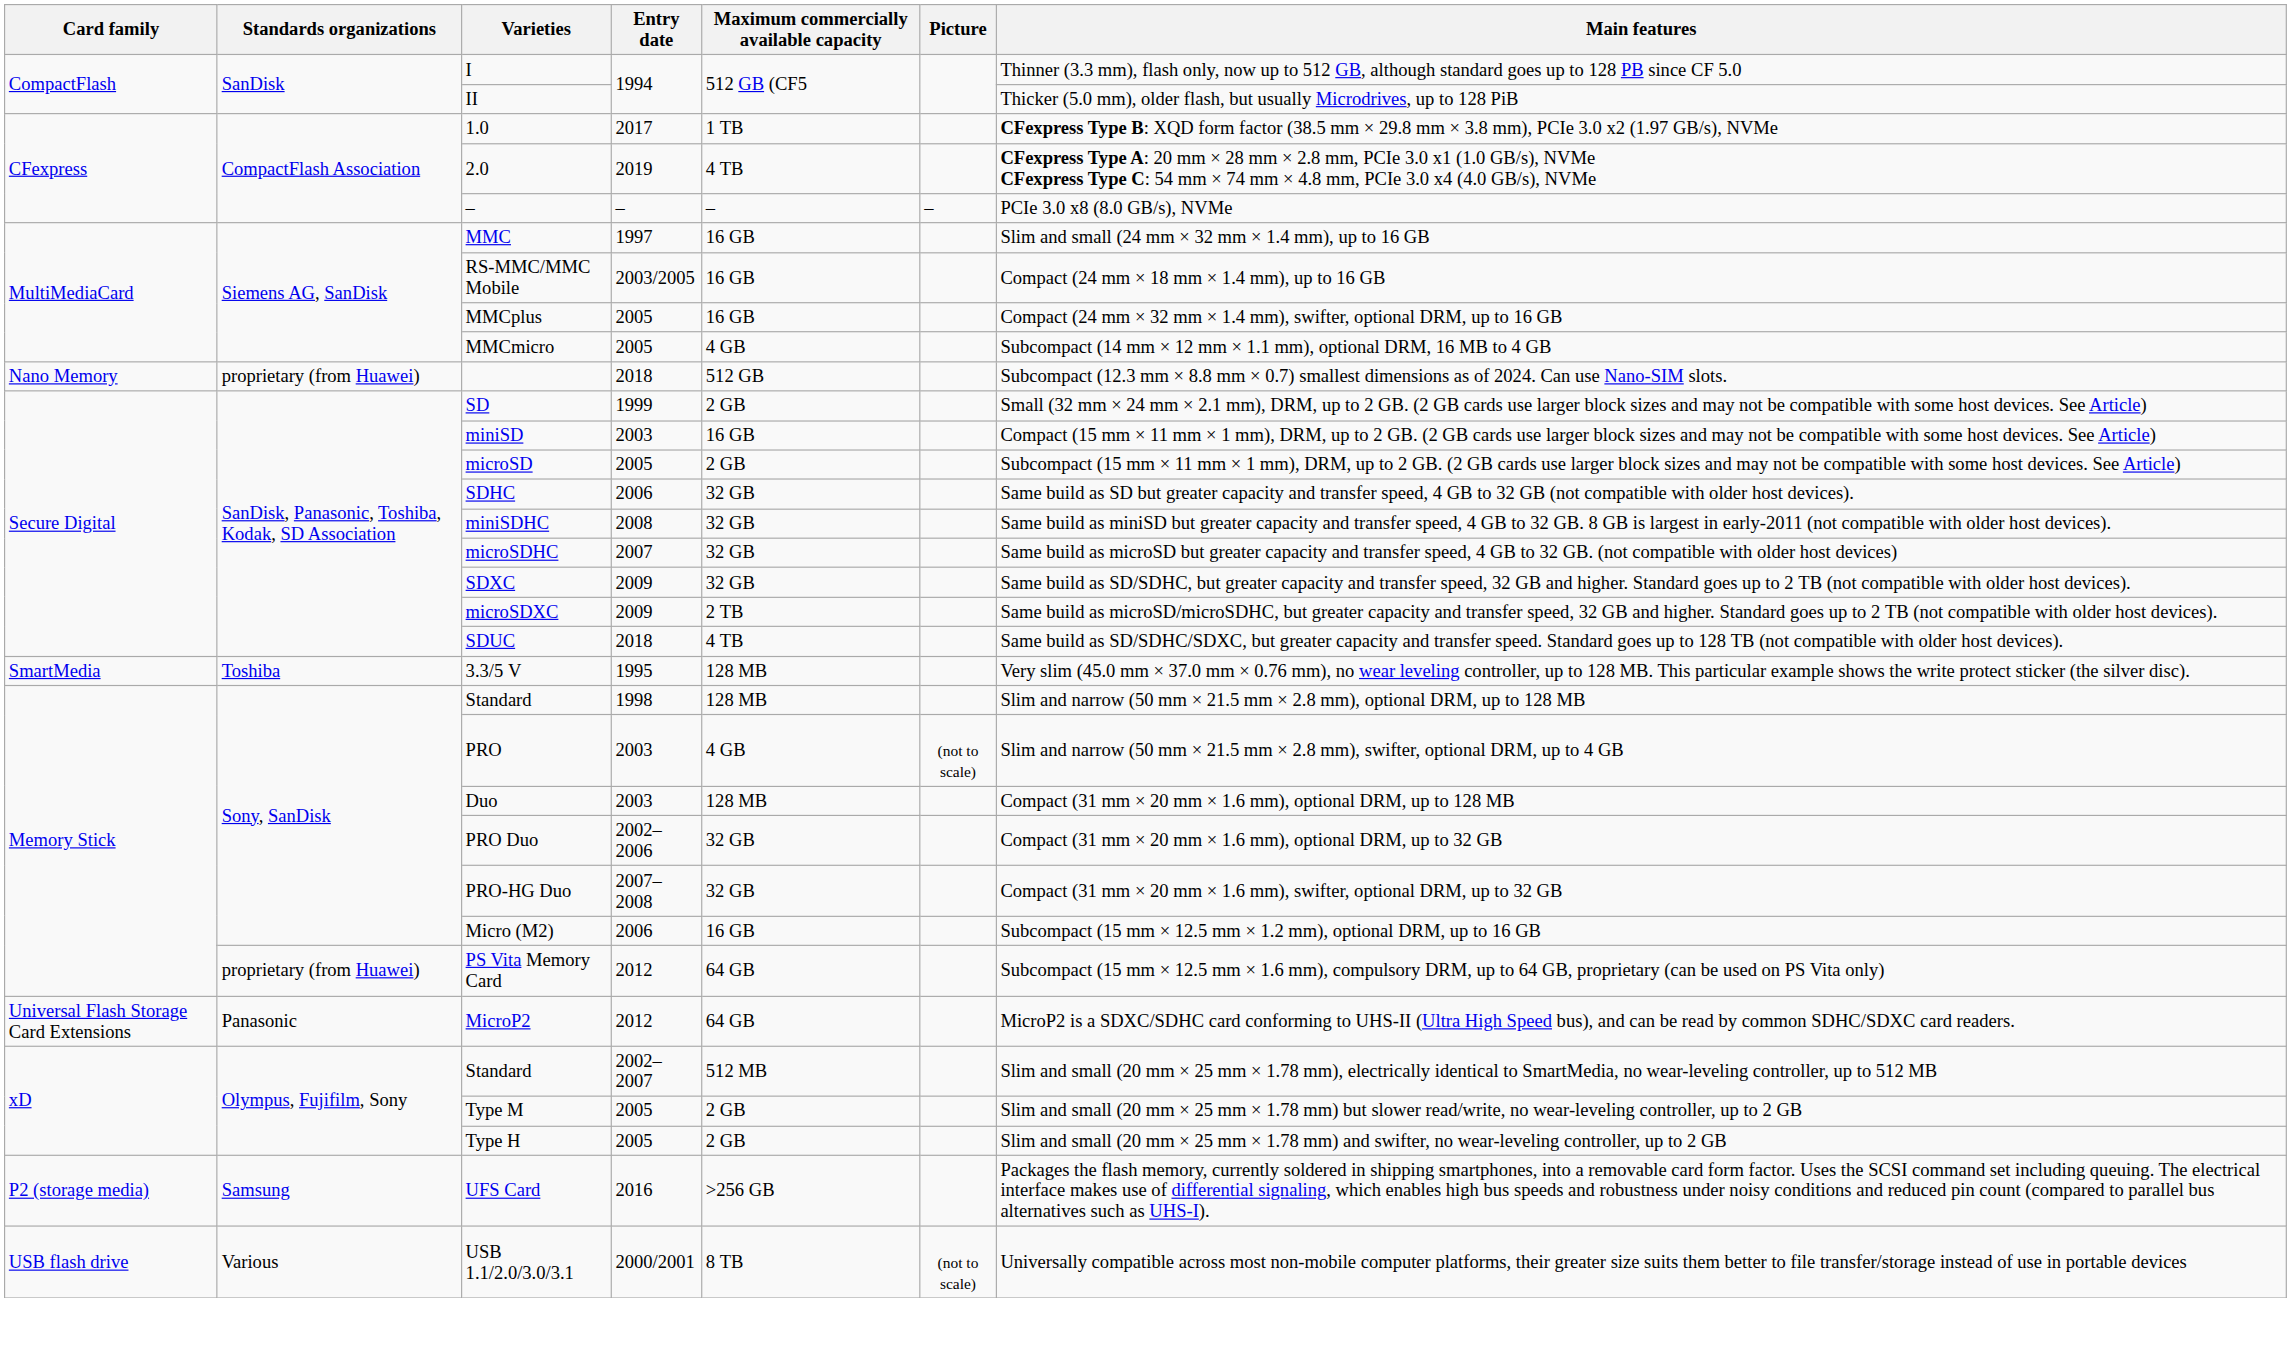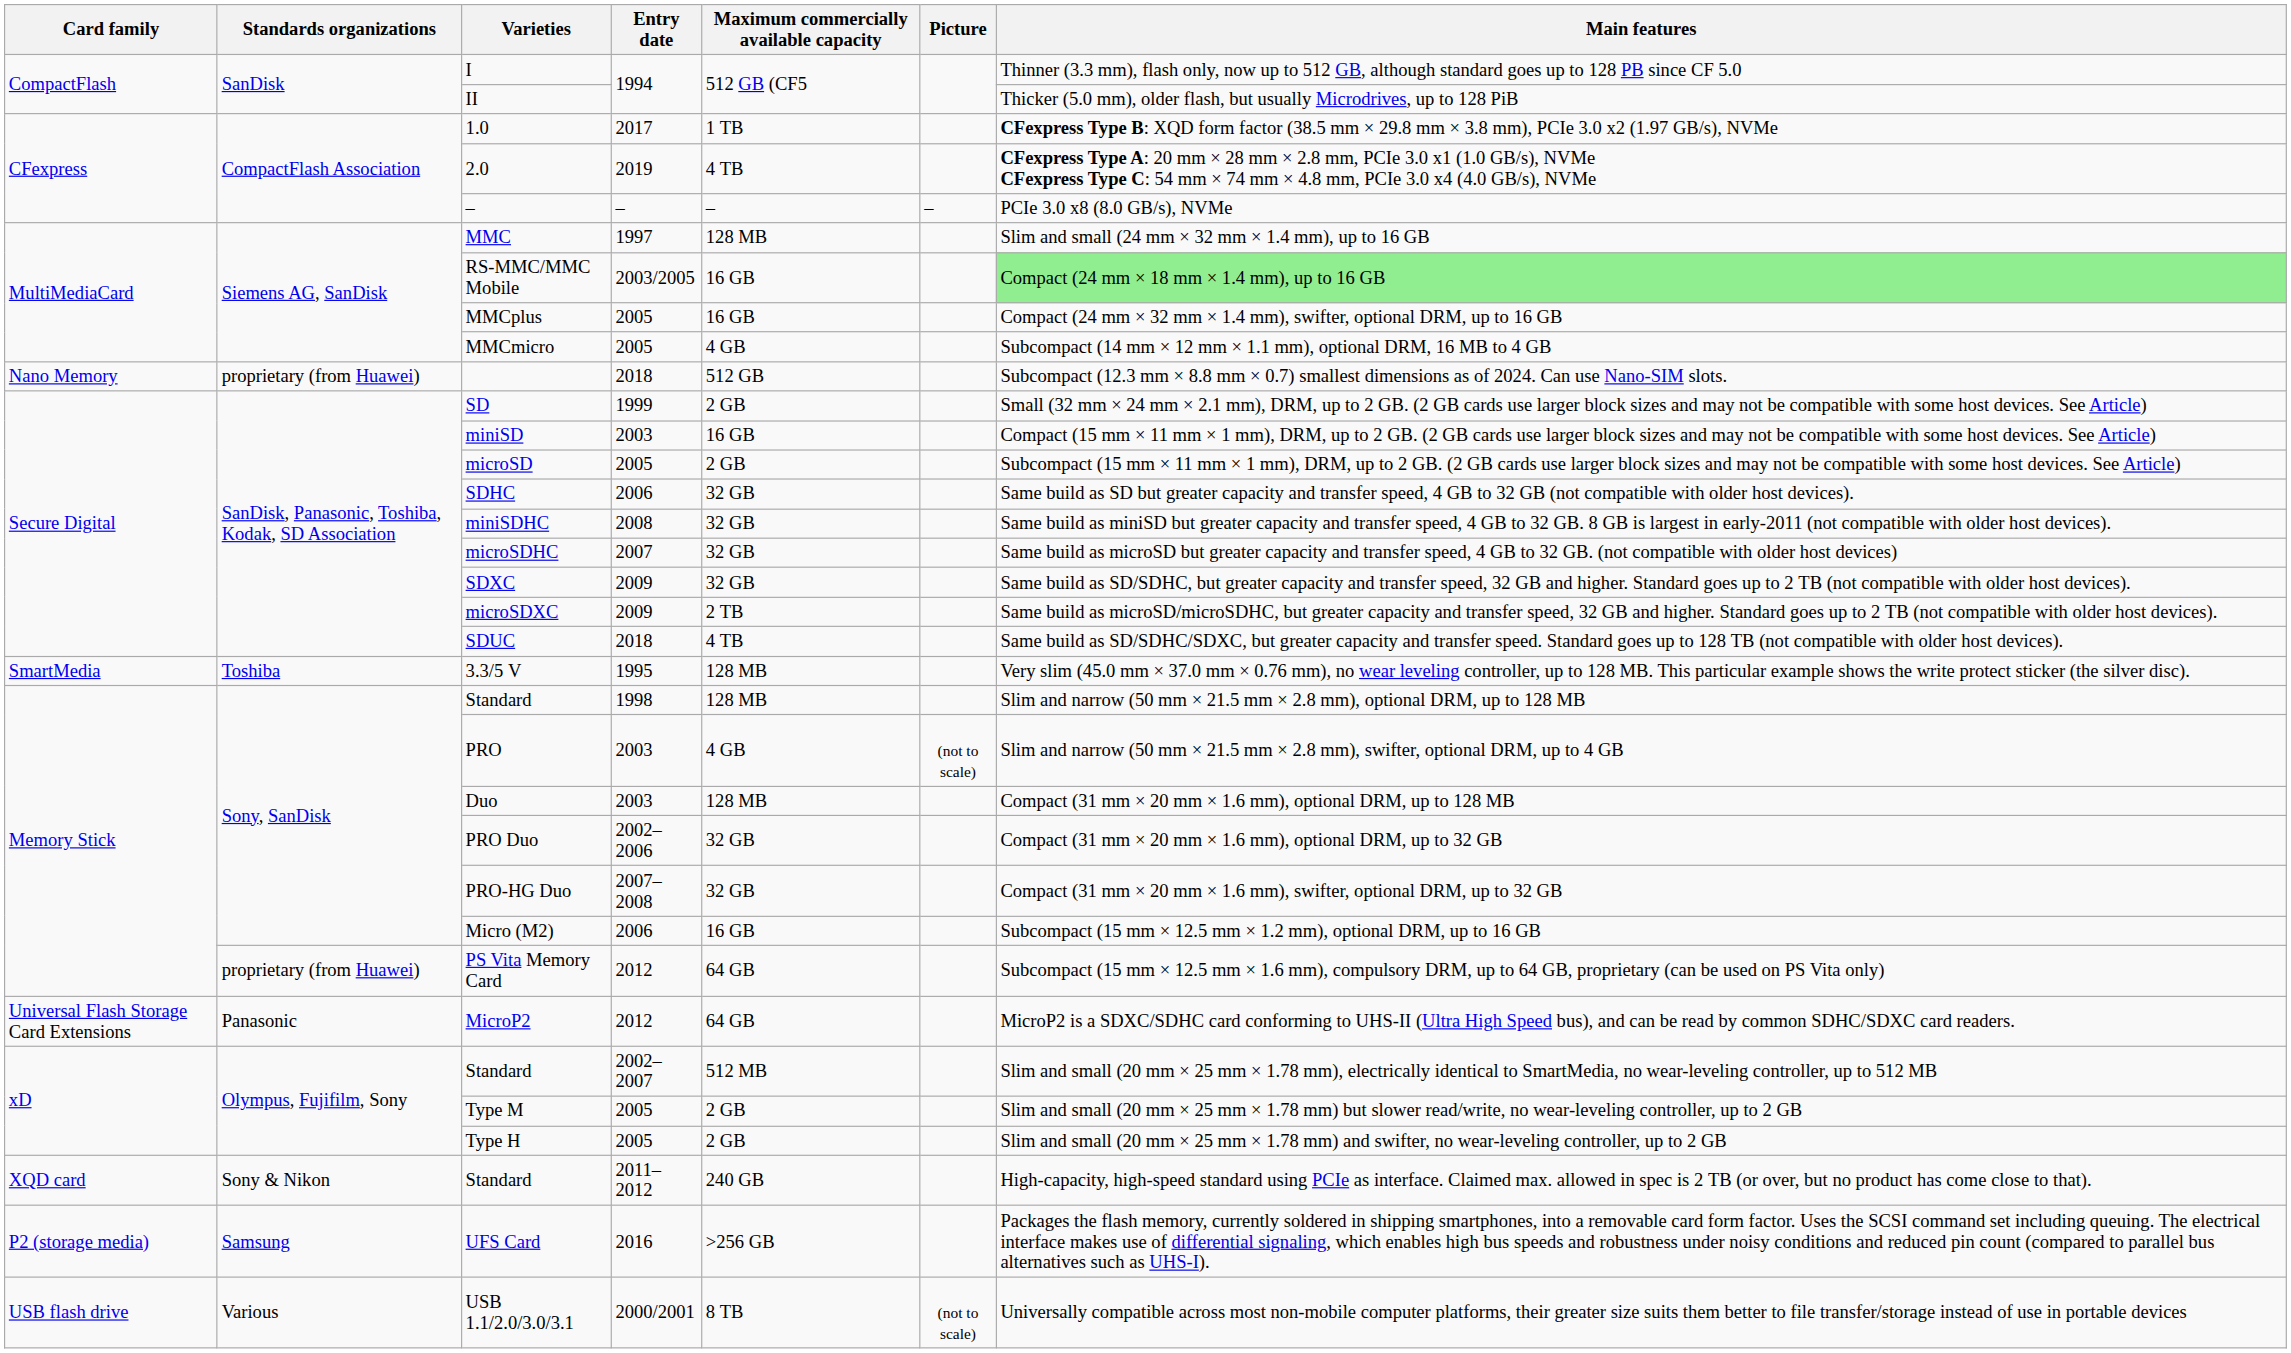(730, 237) 16 GB -> (737, 237) 128 MB
(1193, 277) no background -> (1193, 277) lightgreen background
+ row: (499, 1180)
